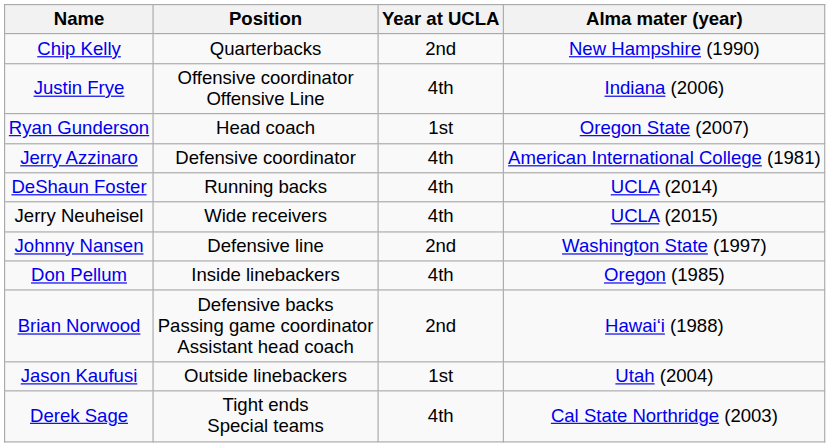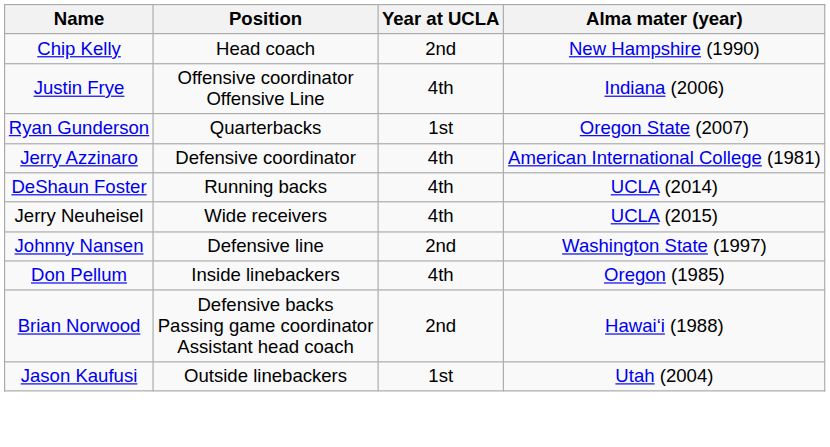(266, 48) Quarterbacks -> (266, 48) Head coach
(266, 128) Head coach -> (266, 128) Quarterbacks
- row: (79, 416)
